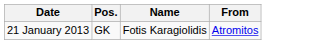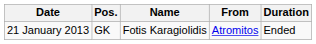+ column: (286, 13)
